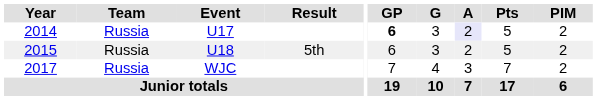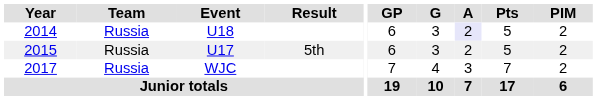(220, 31) U17 -> (220, 31) U18
(392, 31) bold -> (392, 31) normal
(220, 50) U18 -> (220, 50) U17
